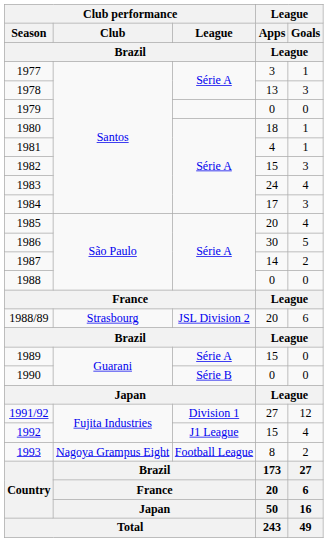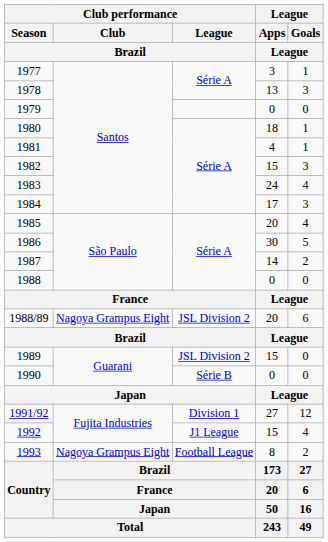(113, 318) Strasbourg -> (113, 318) Nagoya Grampus Eight
(214, 356) Série A -> (214, 356) JSL Division 2
